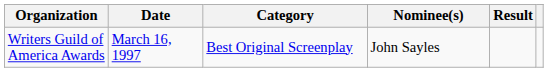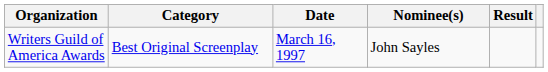columns swapped: (156, 16) <-> (285, 16)
